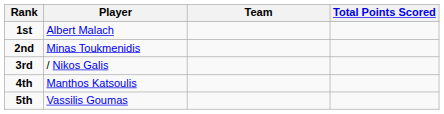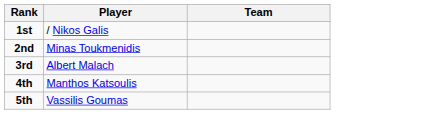- column: (384, 13)
(80, 30) Albert Malach -> (77, 30) / Nikos Galis
(77, 65) / Nikos Galis -> (80, 65) Albert Malach
